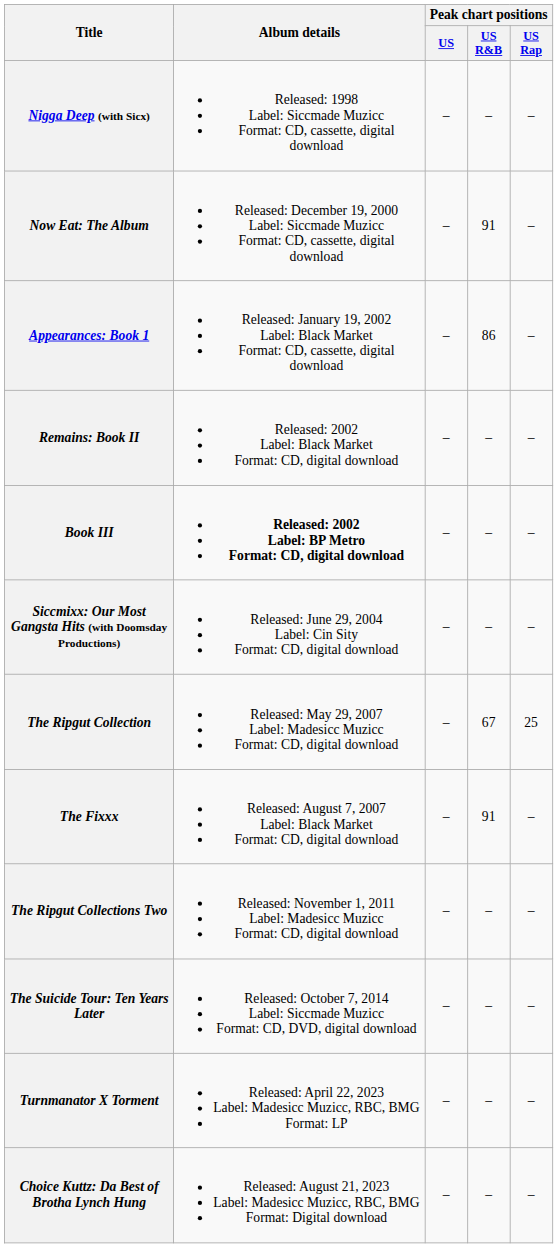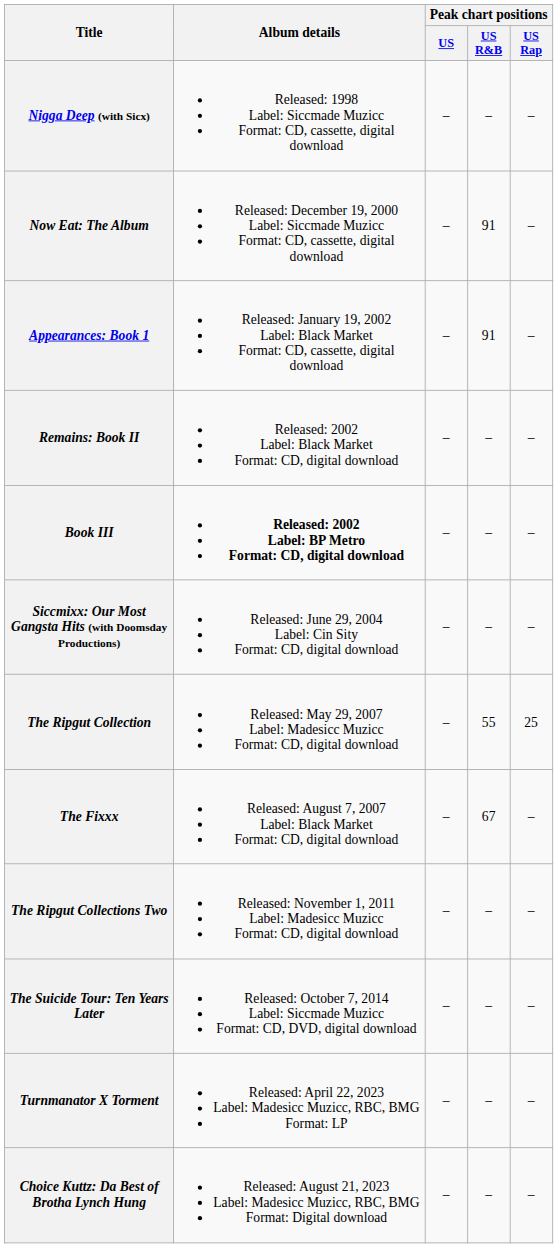(489, 335) 86 -> (489, 335) 91
(489, 721) 67 -> (489, 721) 55
(489, 816) 91 -> (489, 816) 67
